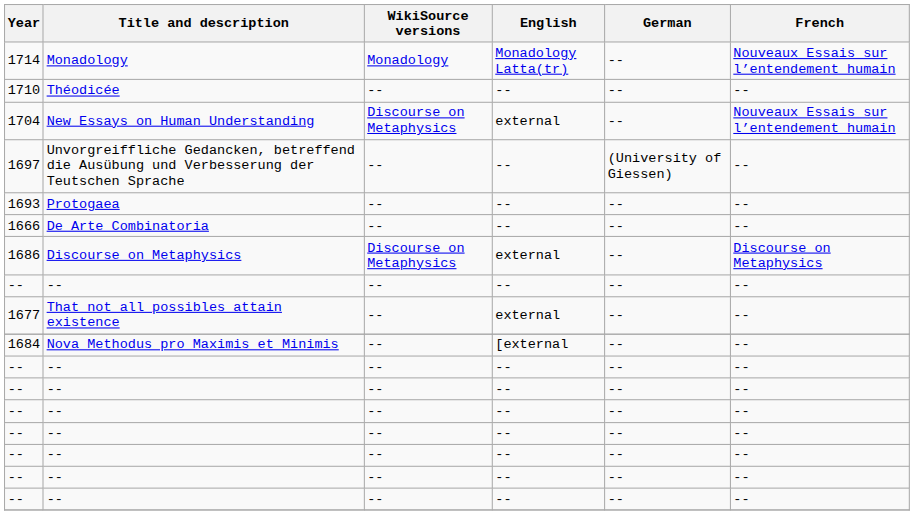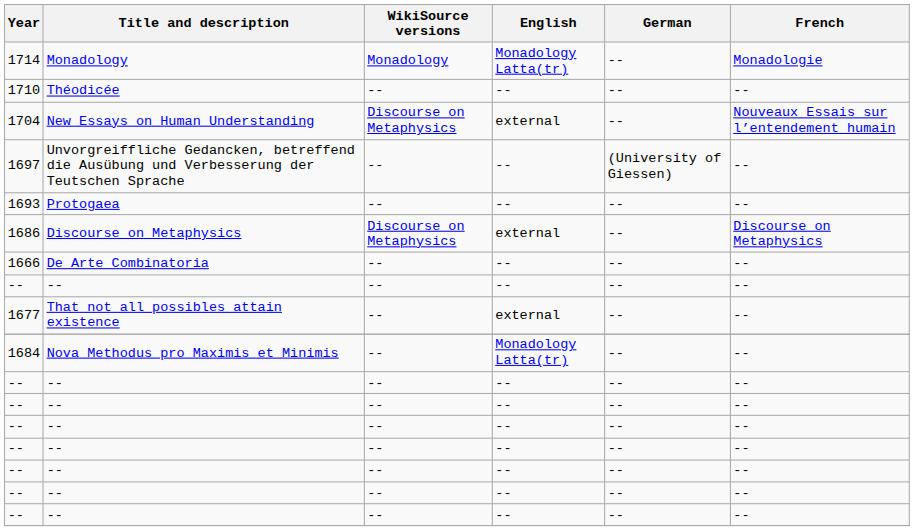(814, 61) Nouveaux Essais sur l’entendement humain -> (778, 61) Monadologie
rows swapped: (24, 226) <-> (24, 256)
(532, 345) [external -> (536, 353) Monadology Latta(tr)
